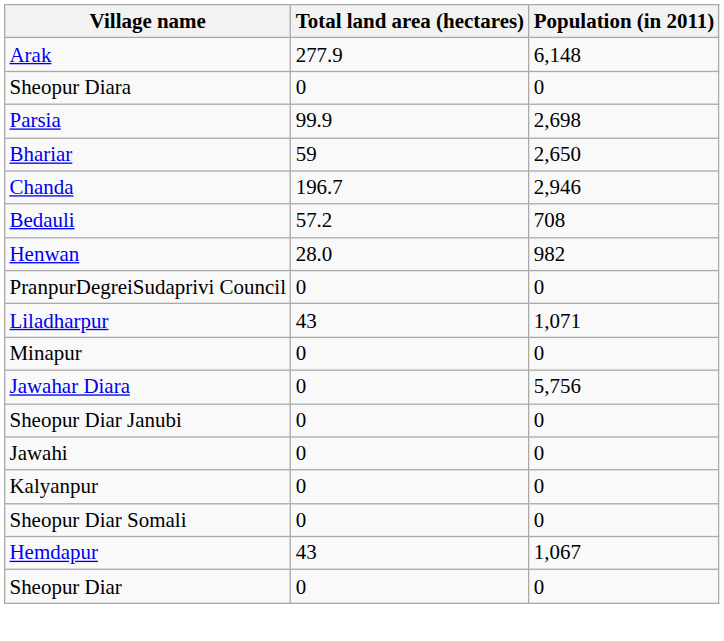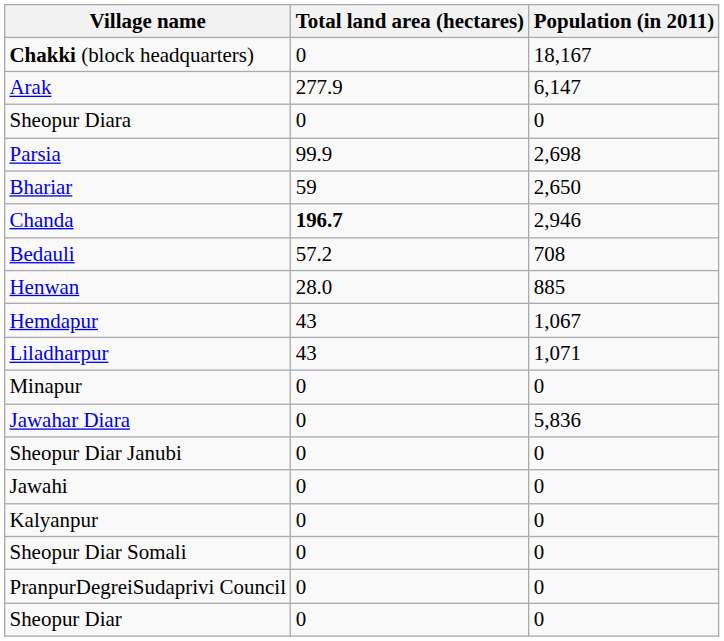+ row: (132, 54)
(557, 54) 6,148 -> (557, 87) 6,147
(319, 187) normal -> (319, 220) bold
(549, 253) 982 -> (549, 287) 885
rows swapped: (54, 552) <-> (148, 287)
(557, 386) 5,756 -> (557, 420) 5,836
